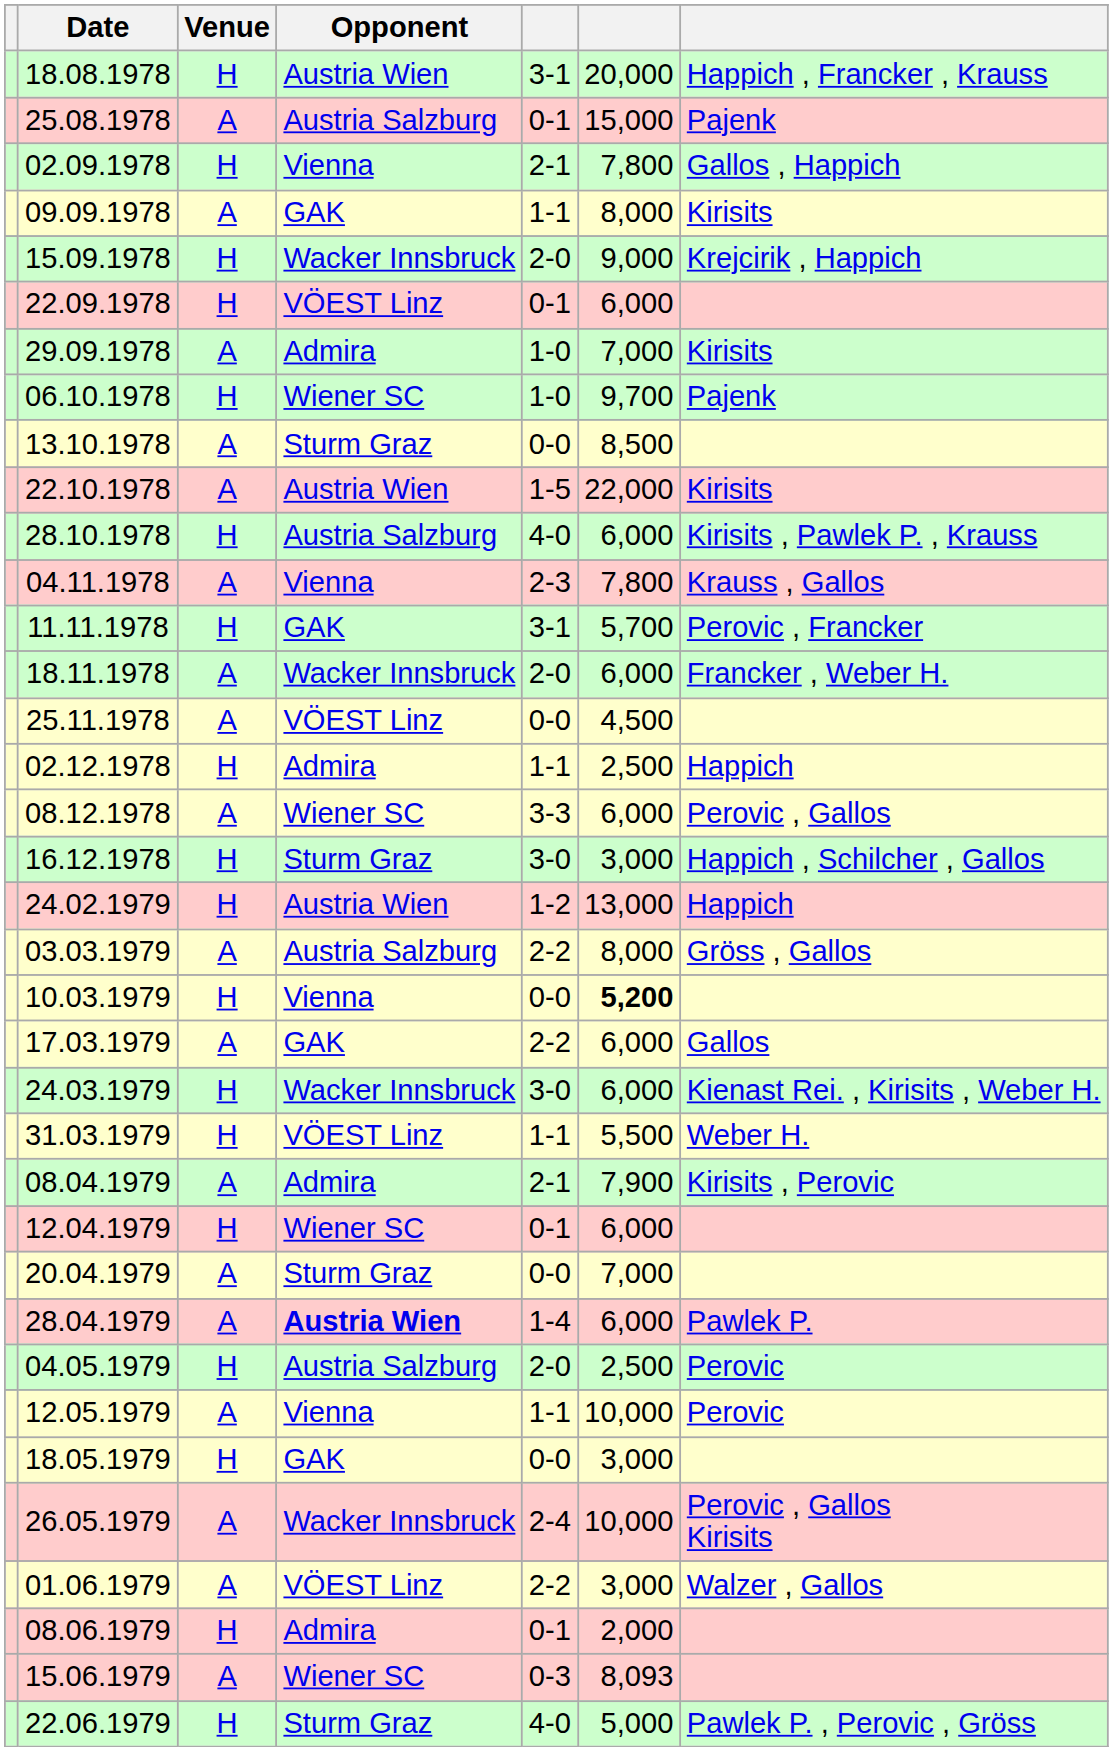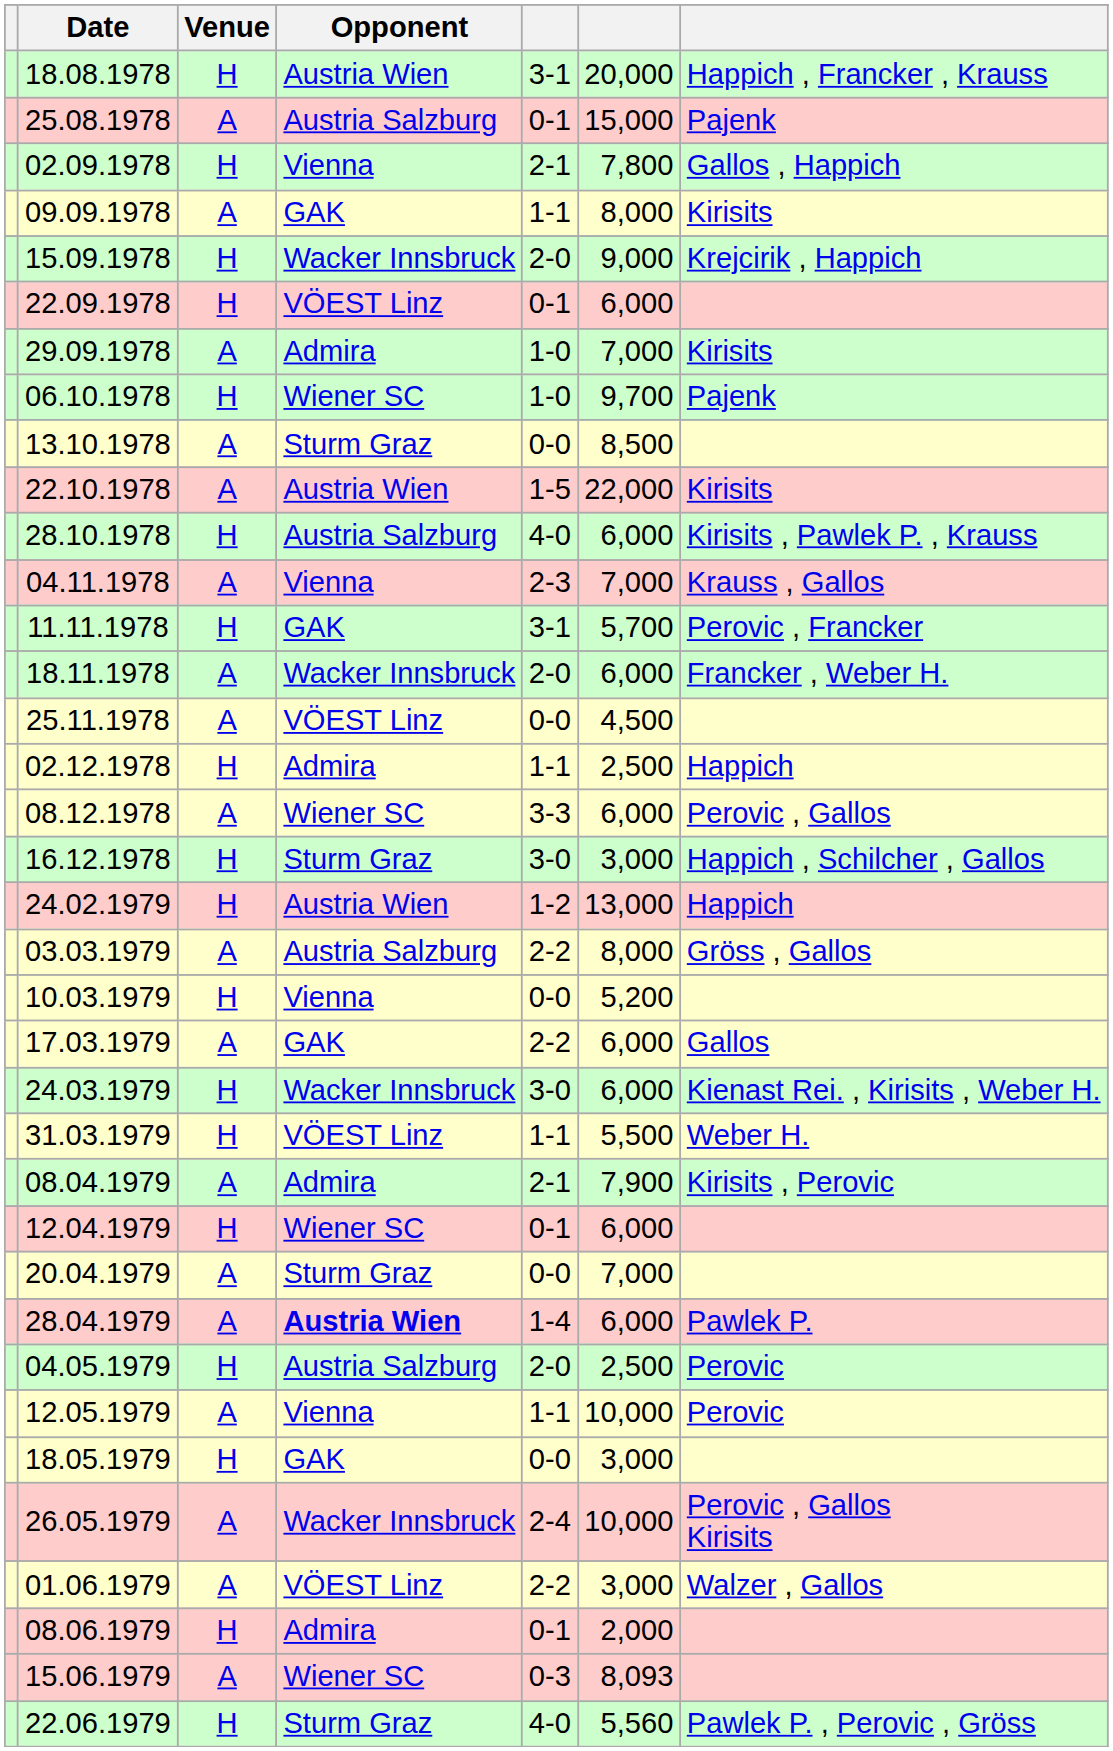(637, 581) 7,800 -> (637, 581) 7,000
(637, 997) bold -> (637, 997) normal
(637, 1722) 5,000 -> (637, 1722) 5,560
